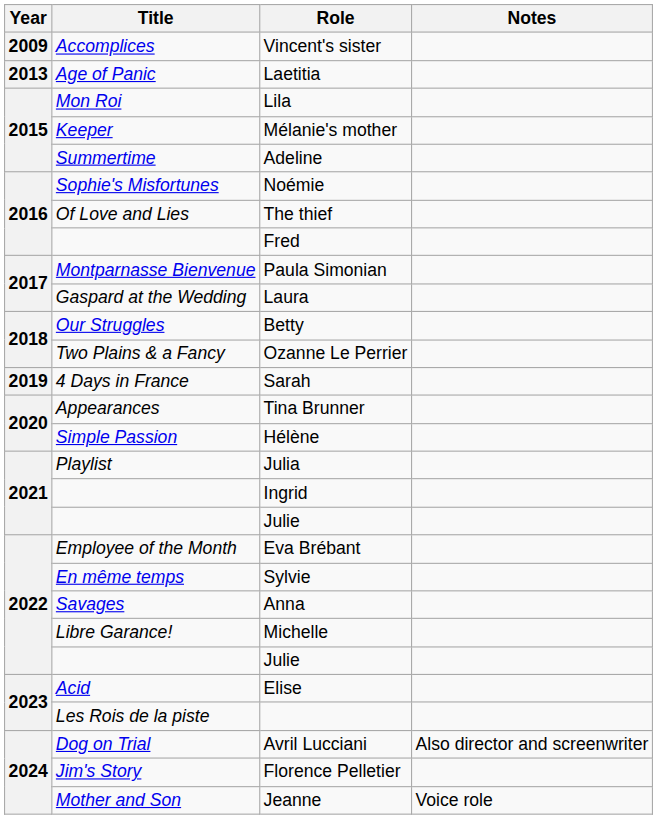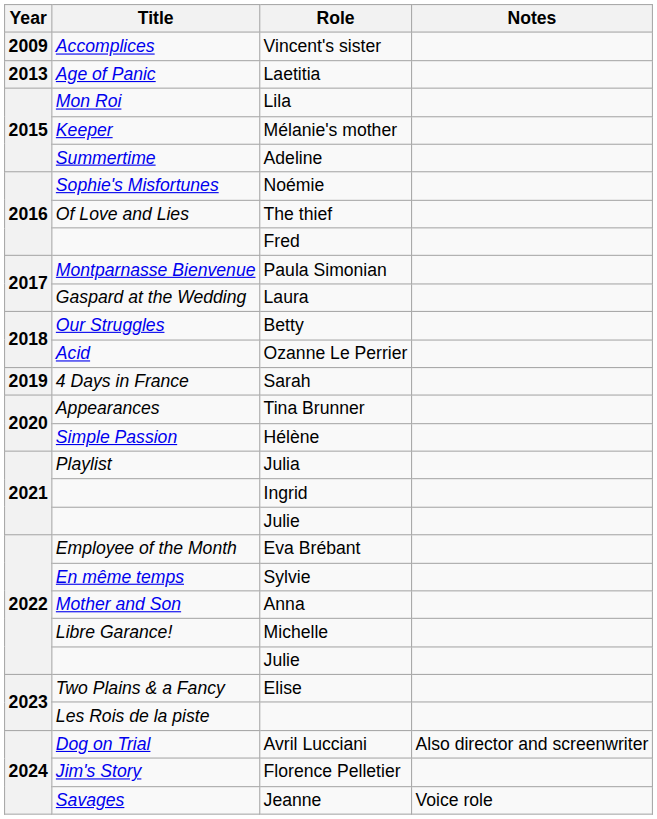(140, 353) Two Plains & a Fancy -> (73, 353) Acid
(90, 604) Savages -> (118, 604) Mother and Son
(73, 688) Acid -> (140, 688) Two Plains & a Fancy
(118, 800) Mother and Son -> (90, 800) Savages
